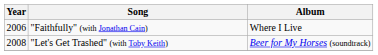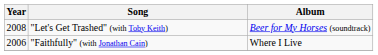rows swapped: (89, 27) <-> (99, 43)
